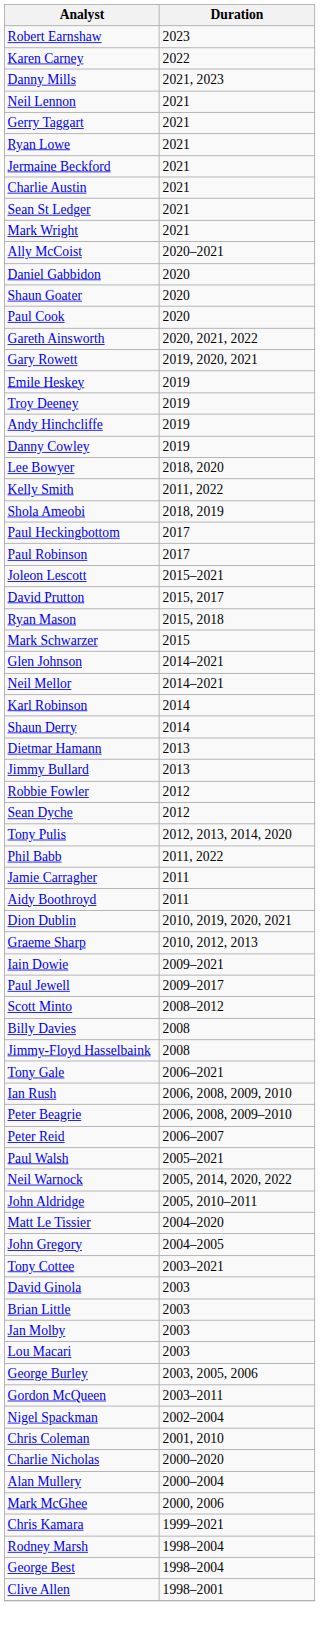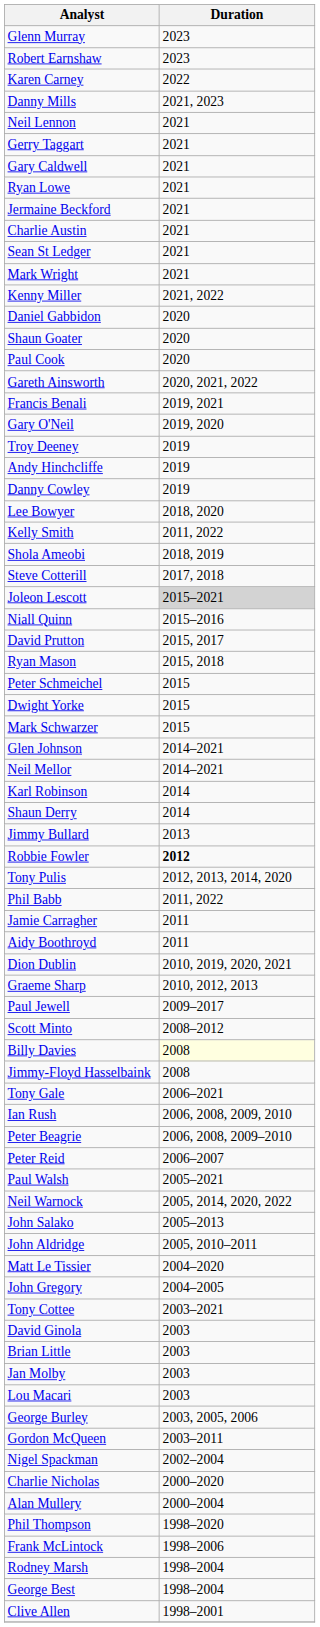+ row: (46, 36)
+ row: (47, 166)
+ row: (44, 295)
- row: (45, 252)
- row: (42, 360)
+ row: (47, 403)
+ row: (41, 425)
- row: (46, 381)
+ row: (47, 576)
- row: (64, 532)
- row: (47, 554)
(193, 576) no background -> (193, 597) lightgrey background
+ row: (40, 619)
+ row: (55, 683)
+ row: (46, 705)
- row: (55, 748)
(176, 791) normal -> (176, 856) bold
- row: (40, 813)
- row: (38, 964)
(176, 1029) no background -> (176, 1050) lightyellow background
+ row: (41, 1223)
- row: (49, 1438)
- row: (47, 1503)
- row: (46, 1525)
+ row: (49, 1525)
+ row: (55, 1546)
